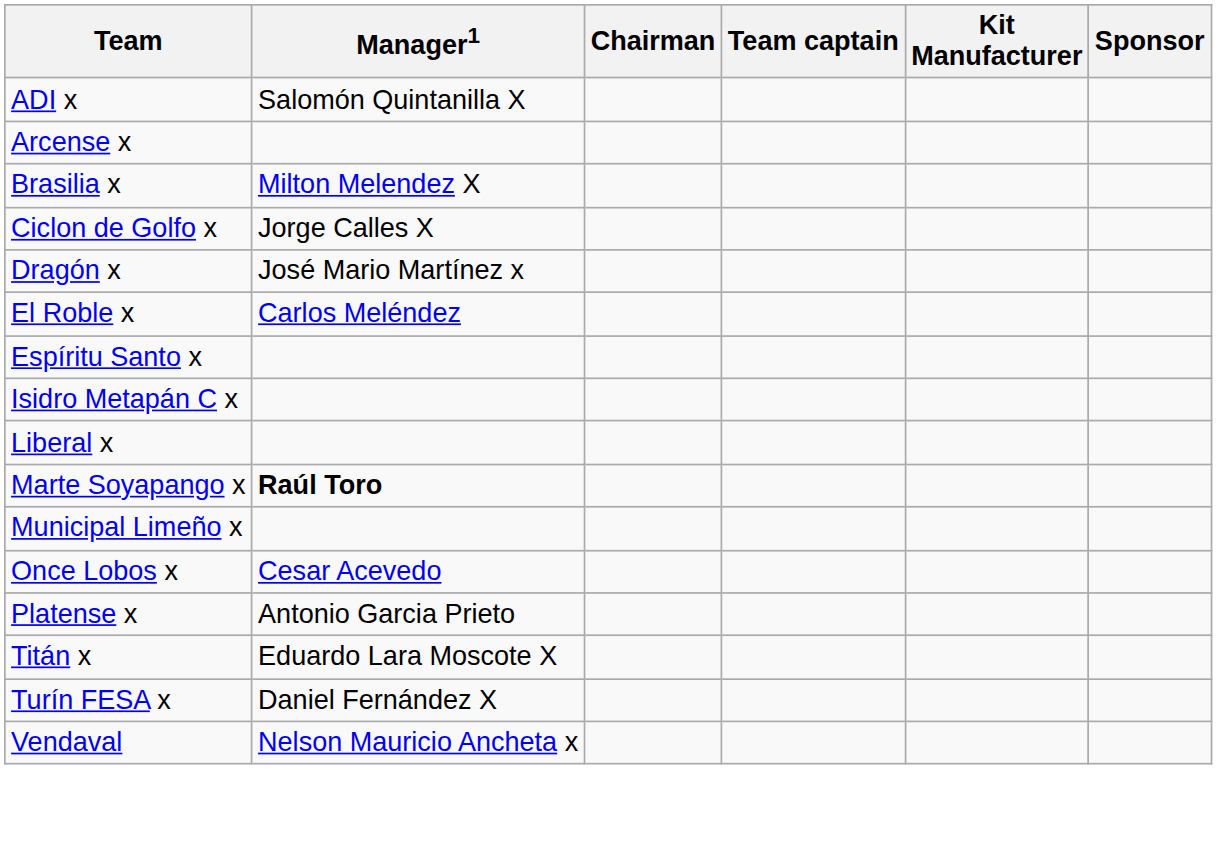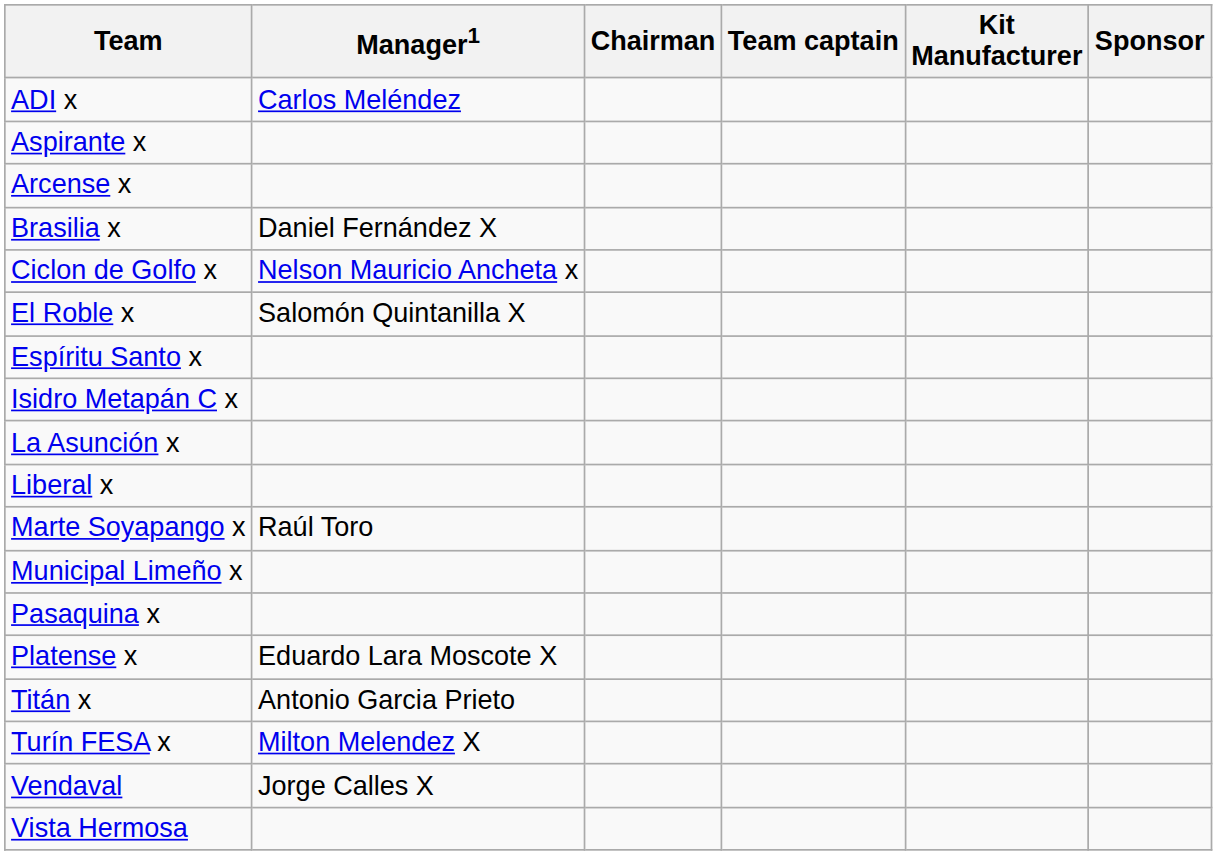(392, 99) Salomón Quintanilla X -> (360, 99) Carlos Meléndez
+ row: (79, 142)
(369, 185) Milton Melendez X -> (378, 227) Daniel Fernández X
(346, 227) Jorge Calles X -> (418, 270) Nelson Mauricio Ancheta x
- row: (66, 270)
(360, 313) Carlos Meléndez -> (392, 313) Salomón Quintanilla X
+ row: (95, 442)
(320, 485) bold -> (316, 528) normal
- row: (95, 570)
+ row: (86, 613)
(387, 613) Antonio Garcia Prieto -> (408, 656) Eduardo Lara Moscote X
(408, 656) Eduardo Lara Moscote X -> (387, 699) Antonio Garcia Prieto
(378, 699) Daniel Fernández X -> (369, 742) Milton Melendez X
(418, 742) Nelson Mauricio Ancheta x -> (346, 785) Jorge Calles X
+ row: (99, 828)
